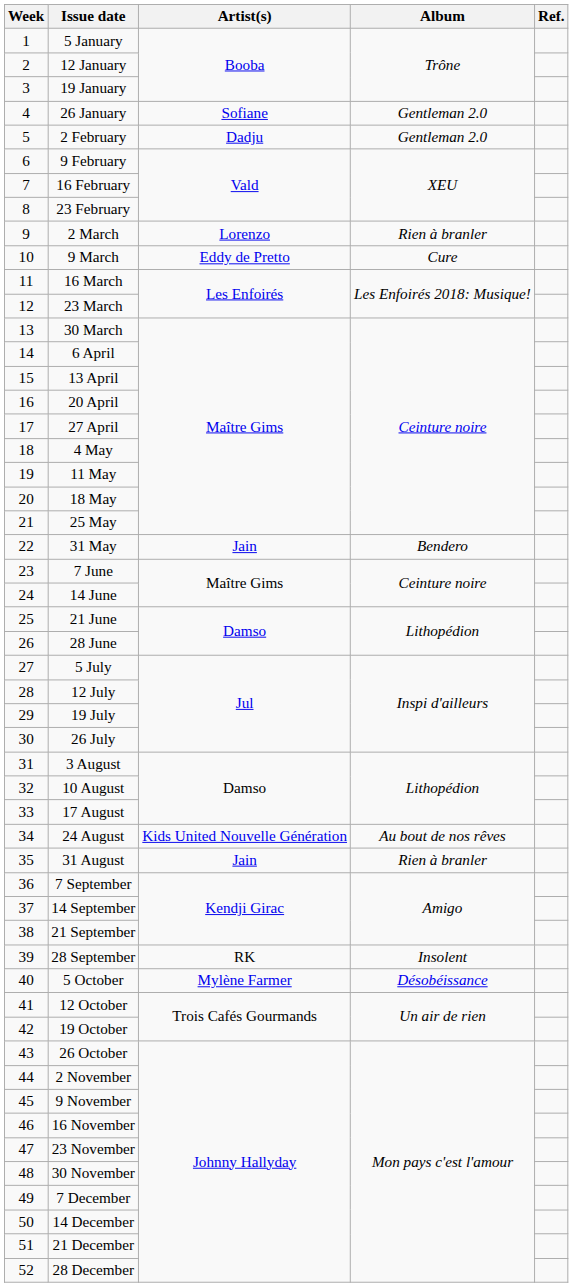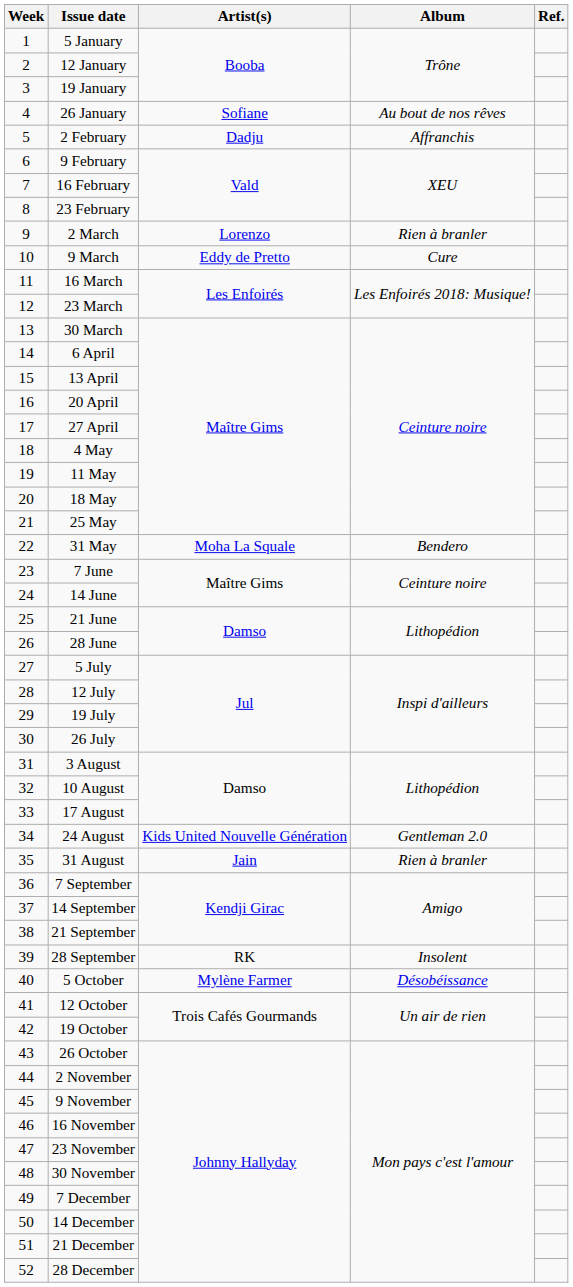(442, 112) Gentleman 2.0 -> (442, 112) Au bout de nos rêves
(442, 137) Gentleman 2.0 -> (442, 137) Affranchis
(245, 546) Jain -> (245, 546) Moha La Squale
(442, 836) Au bout de nos rêves -> (442, 836) Gentleman 2.0
